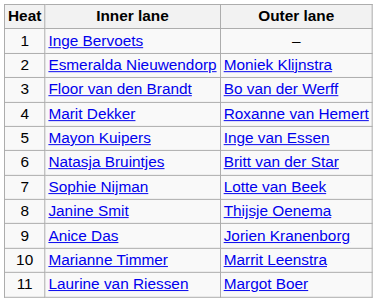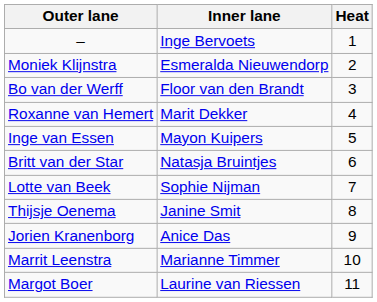columns swapped: (25, 16) <-> (296, 16)
